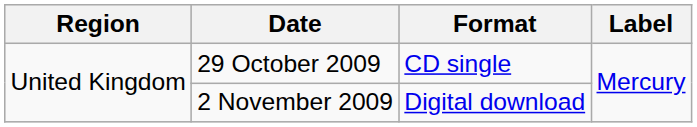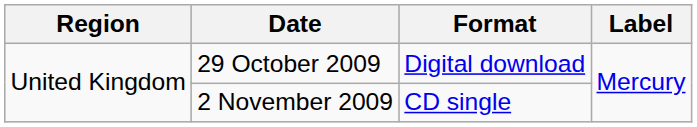(458, 63) CD single -> (495, 63) Digital download
(495, 102) Digital download -> (458, 102) CD single
